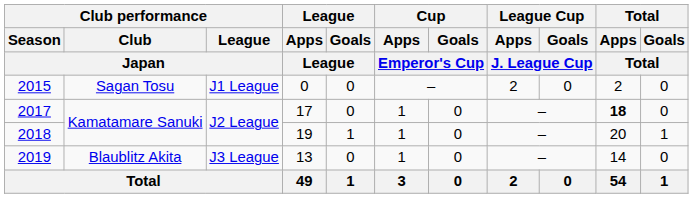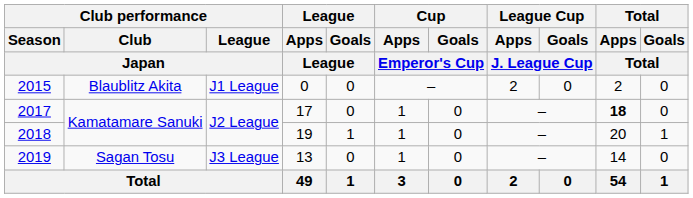(135, 87) Sagan Tosu -> (135, 87) Blaublitz Akita
(135, 157) Blaublitz Akita -> (135, 157) Sagan Tosu
